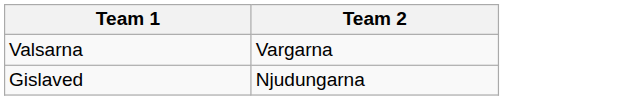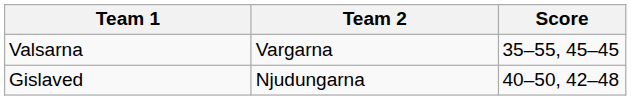+ column: (562, 19)
